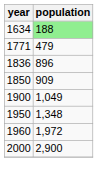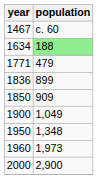+ row: (19, 30)
(45, 64) 896 -> (45, 81) 899
(49, 132) 1,972 -> (49, 149) 1,973
